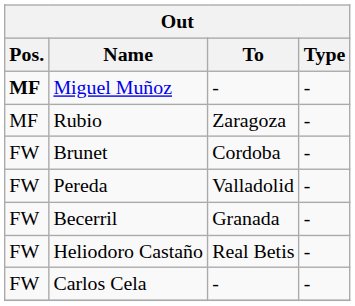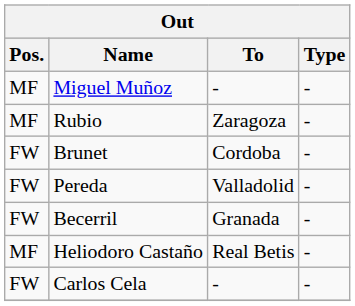(25, 87) bold -> (24, 87) normal
(24, 251) FW -> (24, 251) MF
